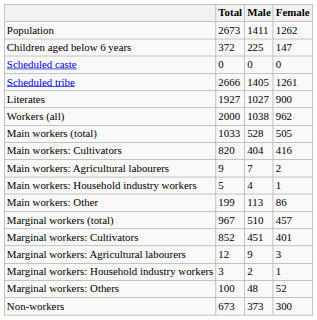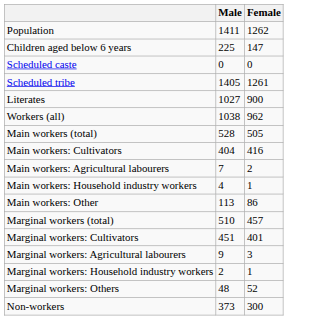- column: (230, 13)
